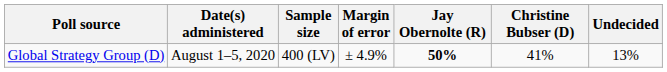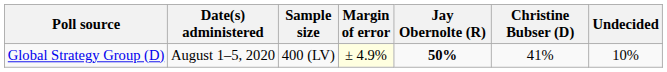(366, 55) no background -> (366, 55) lightyellow background
(626, 55) 13% -> (626, 55) 10%
